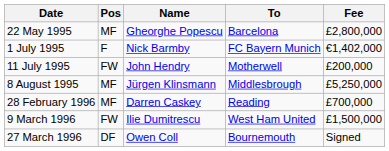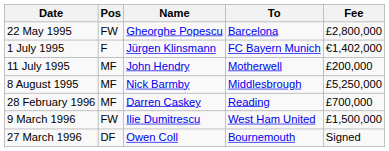(109, 31) MF -> (109, 31) FW
(158, 48) Nick Barmby -> (171, 48) Jürgen Klinsmann
(109, 66) FW -> (109, 66) MF
(171, 84) Jürgen Klinsmann -> (158, 84) Nick Barmby
